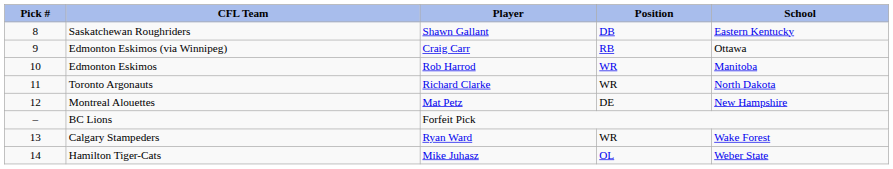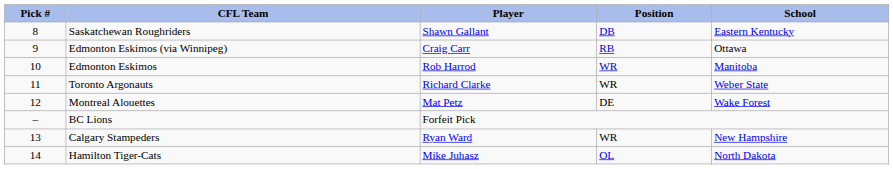(745, 84) North Dakota -> (741, 84) Weber State
(751, 102) New Hampshire -> (742, 102) Wake Forest
(742, 137) Wake Forest -> (751, 137) New Hampshire
(741, 155) Weber State -> (745, 155) North Dakota
